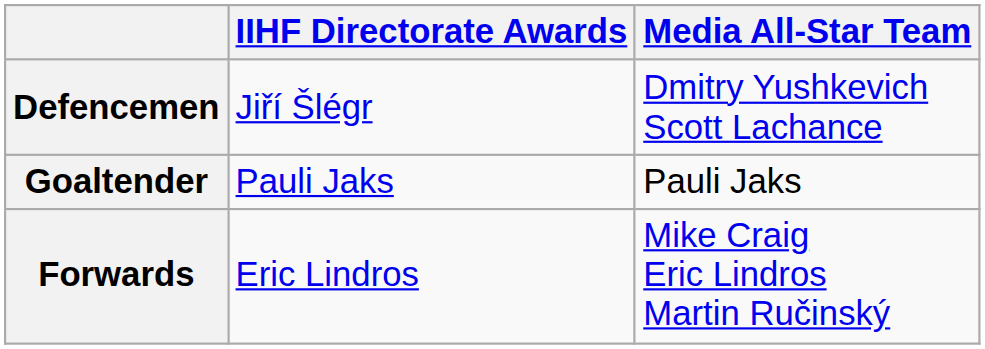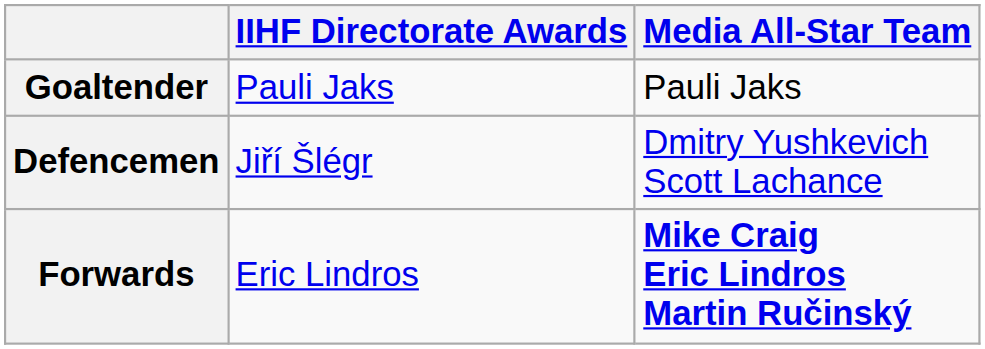rows swapped: (116, 181) <-> (116, 106)
(767, 275) normal -> (777, 275) bold
